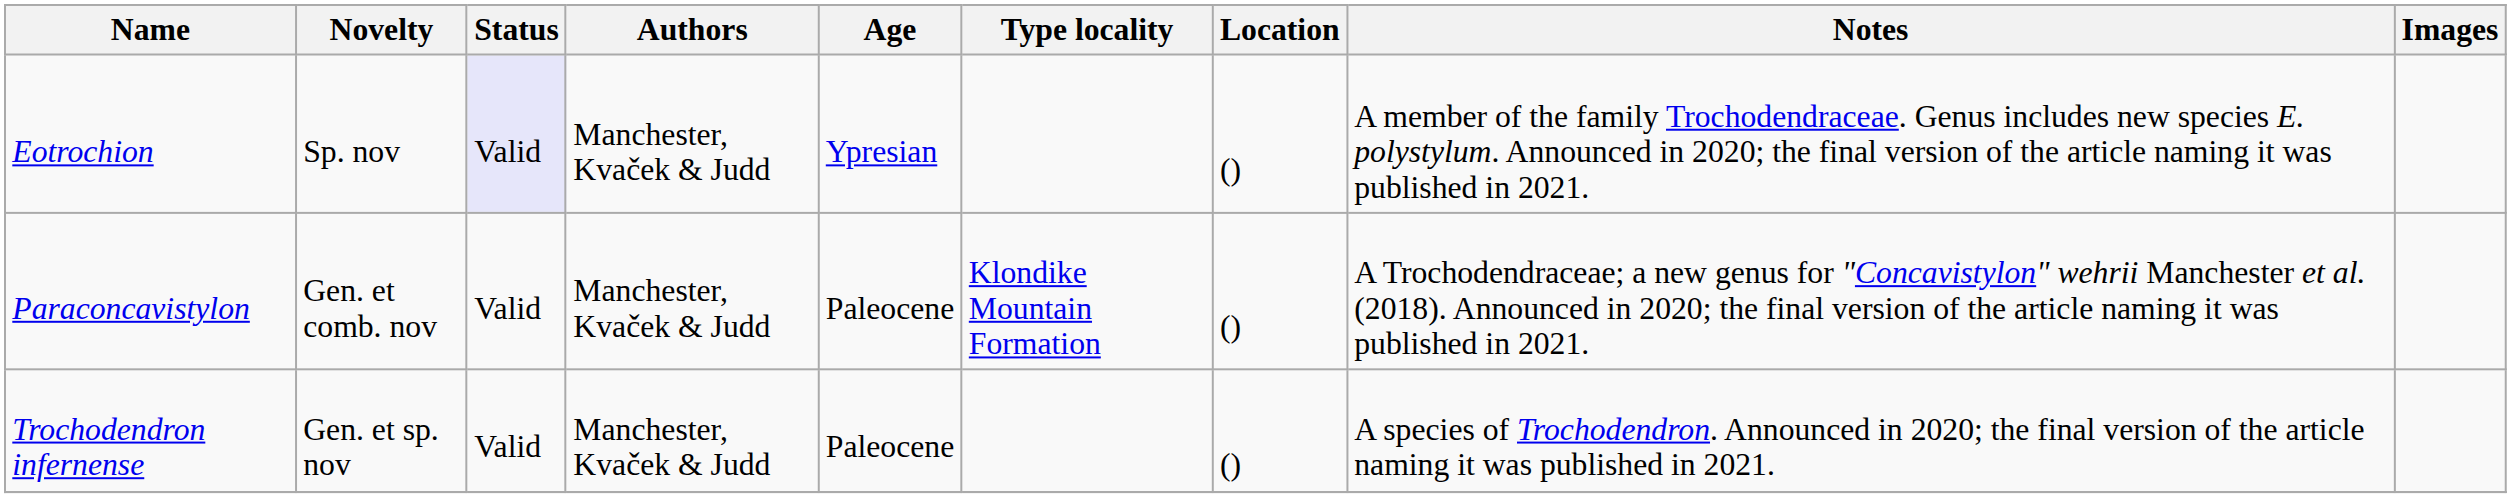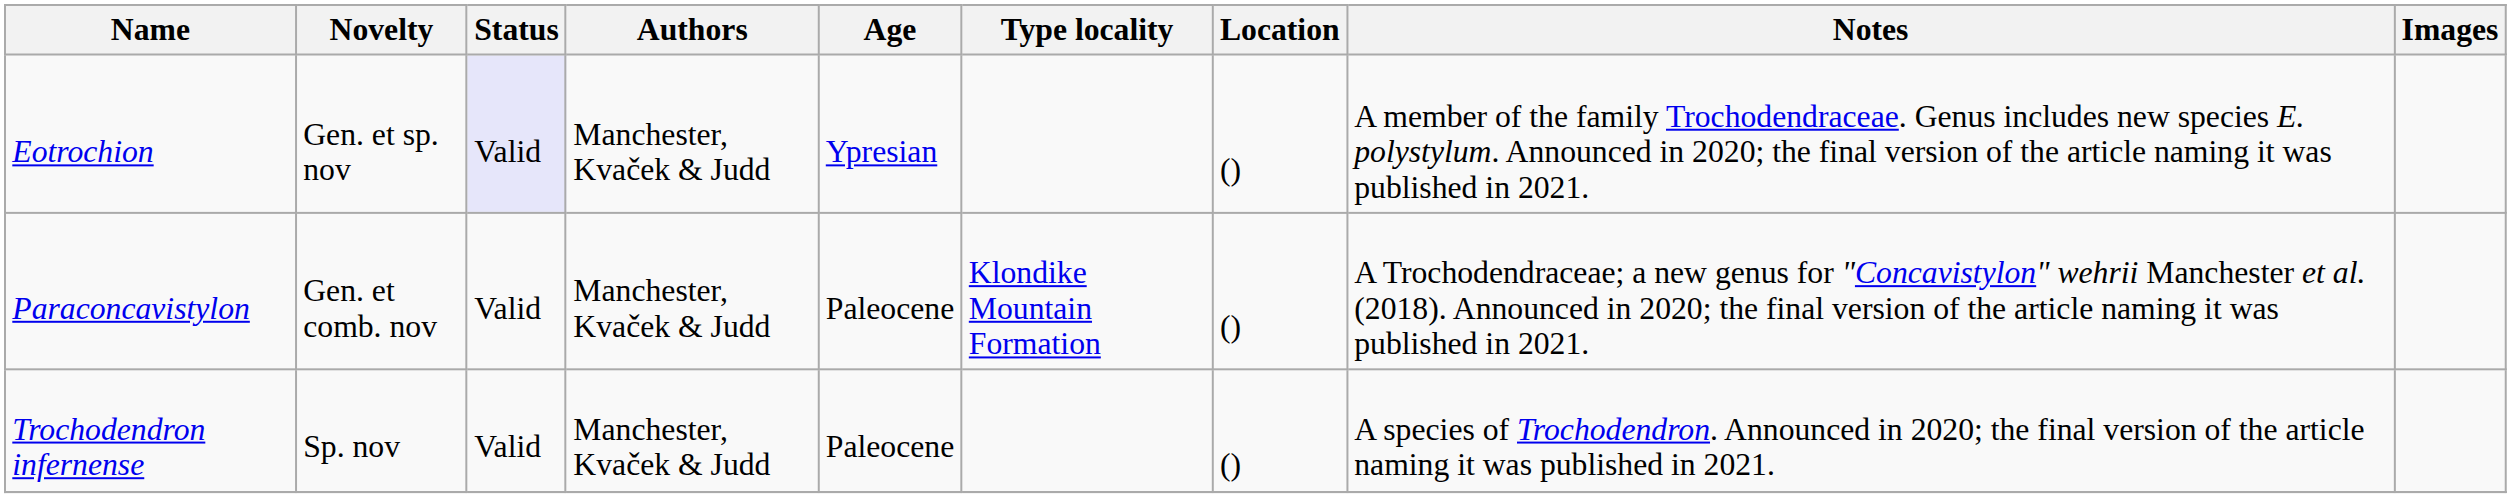(352, 151) Sp. nov -> (371, 151) Gen. et sp. nov
(371, 447) Gen. et sp. nov -> (352, 447) Sp. nov
